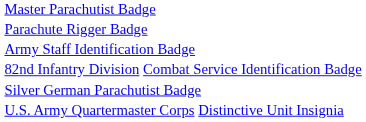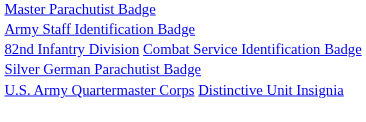- row: (76, 29)
